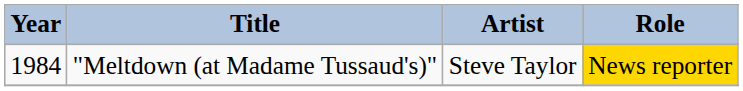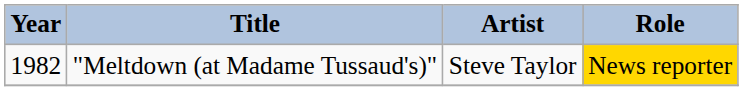(36, 64) 1984 -> (36, 64) 1982
